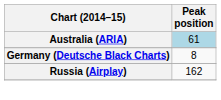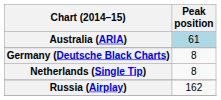+ row: (88, 71)
